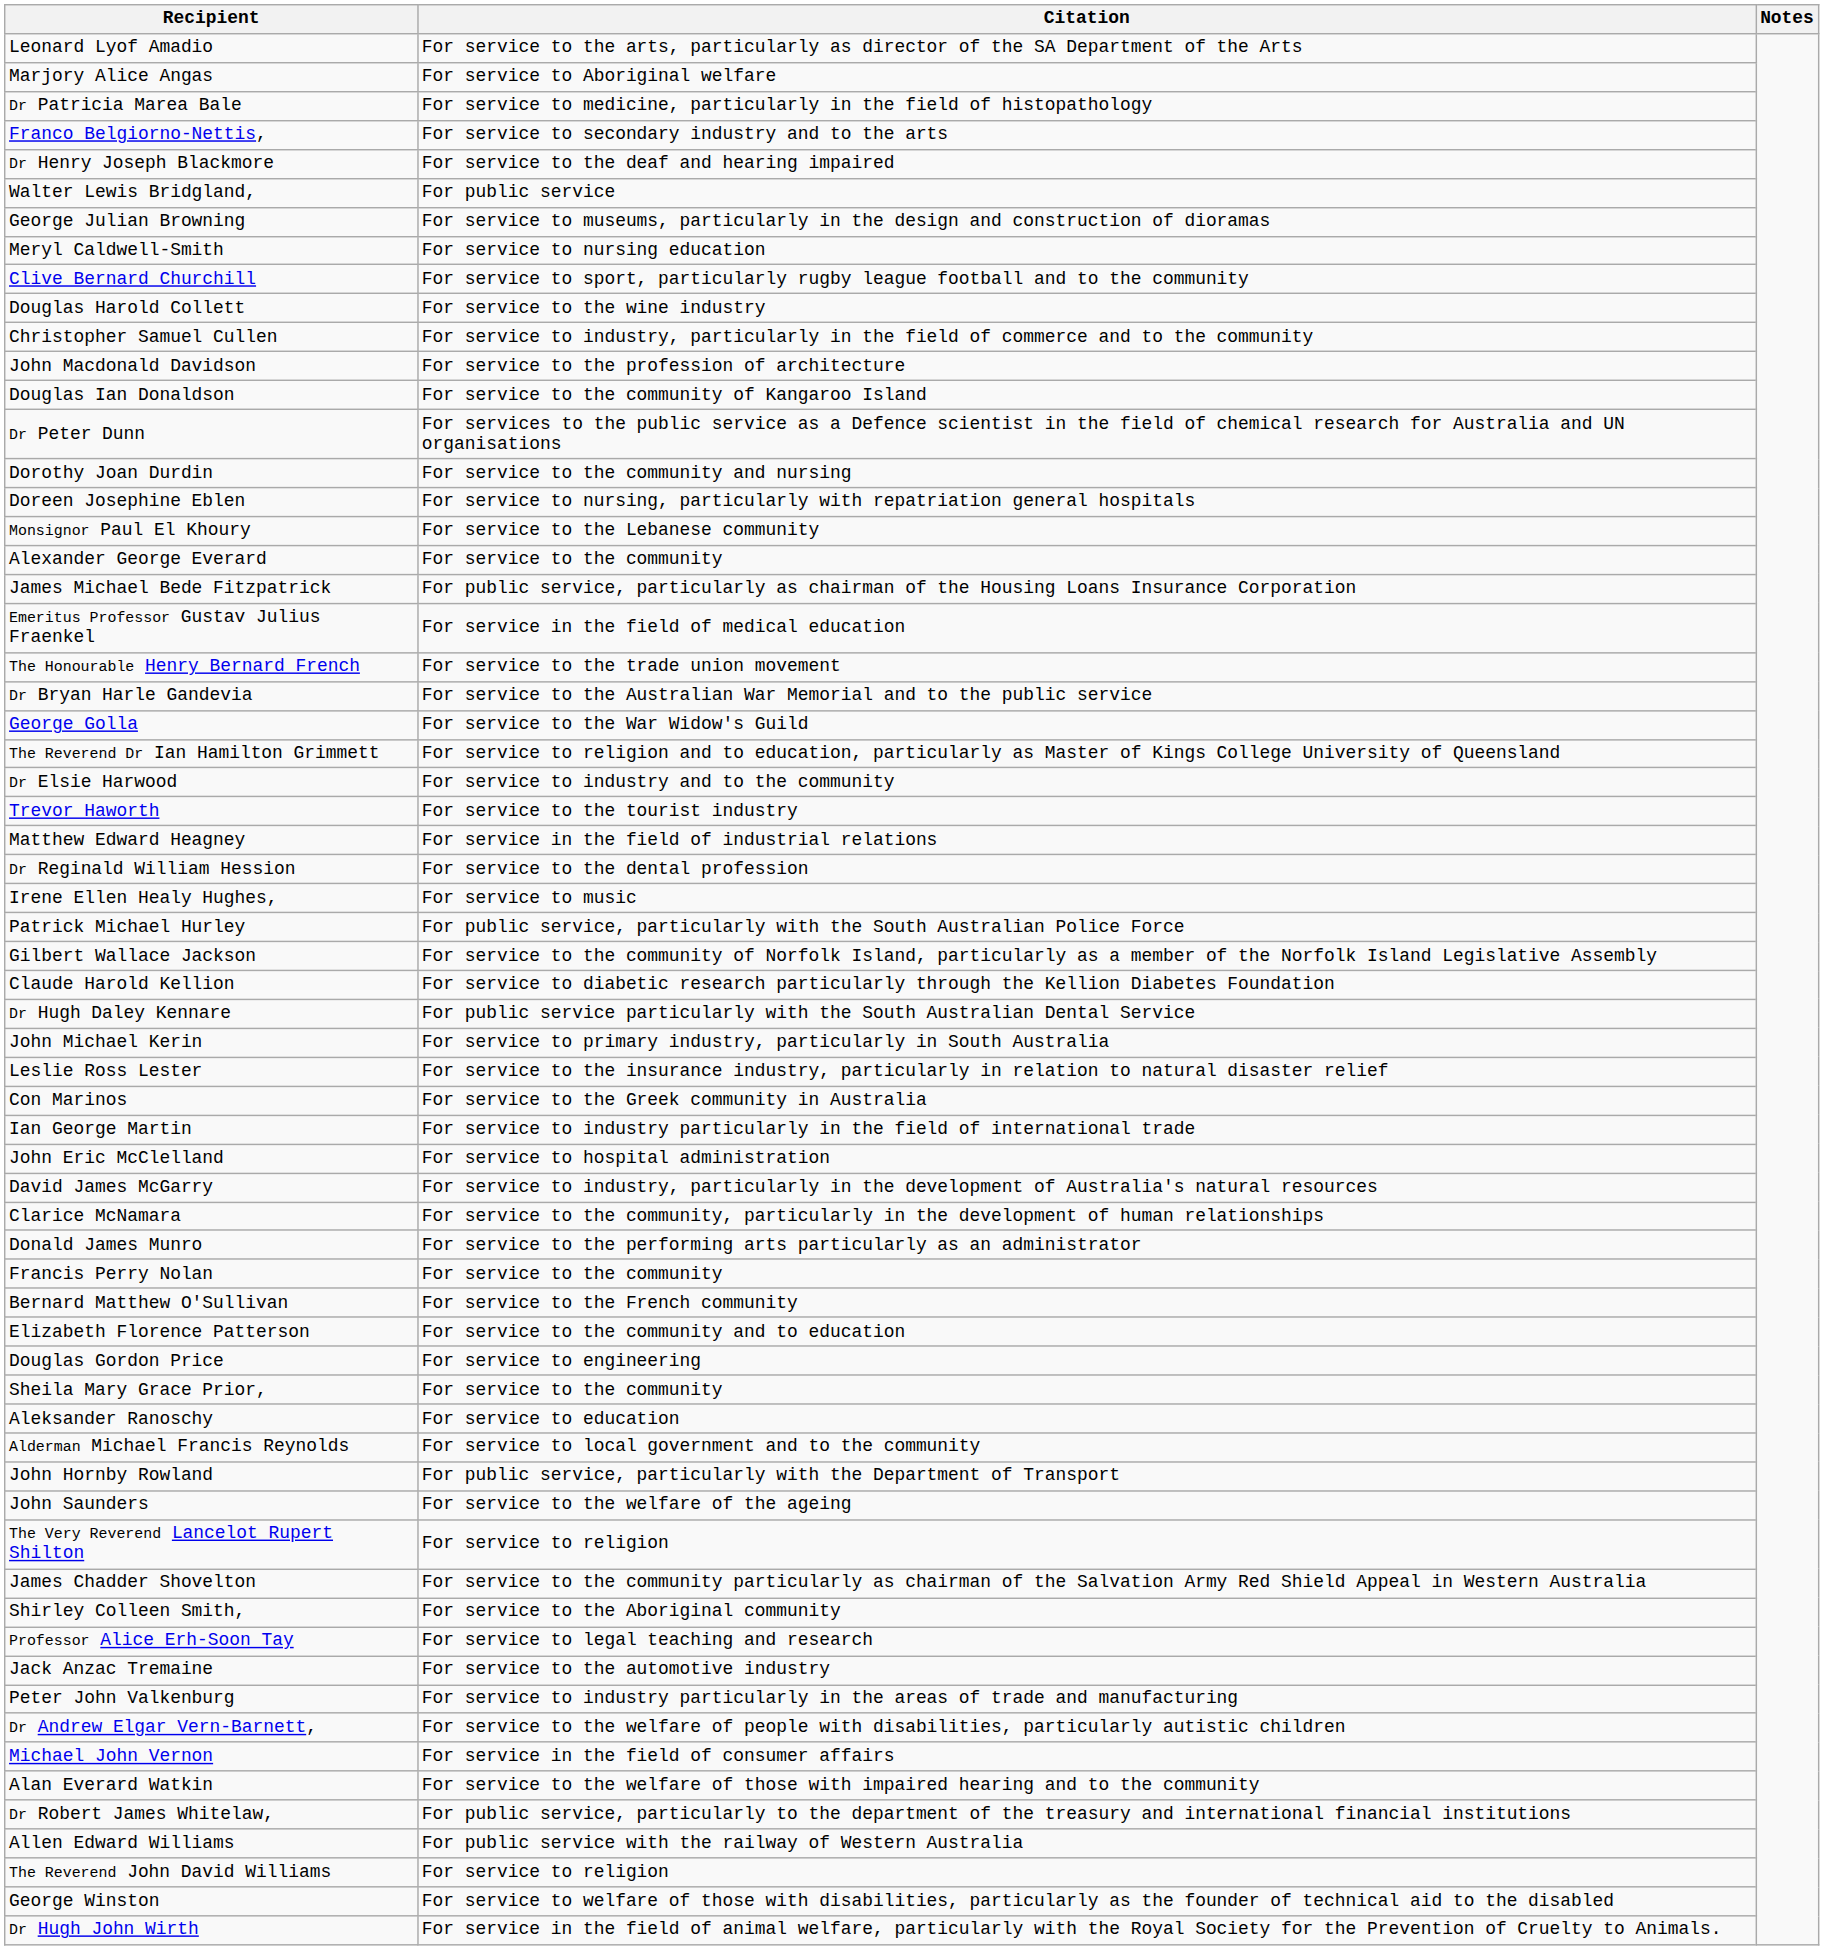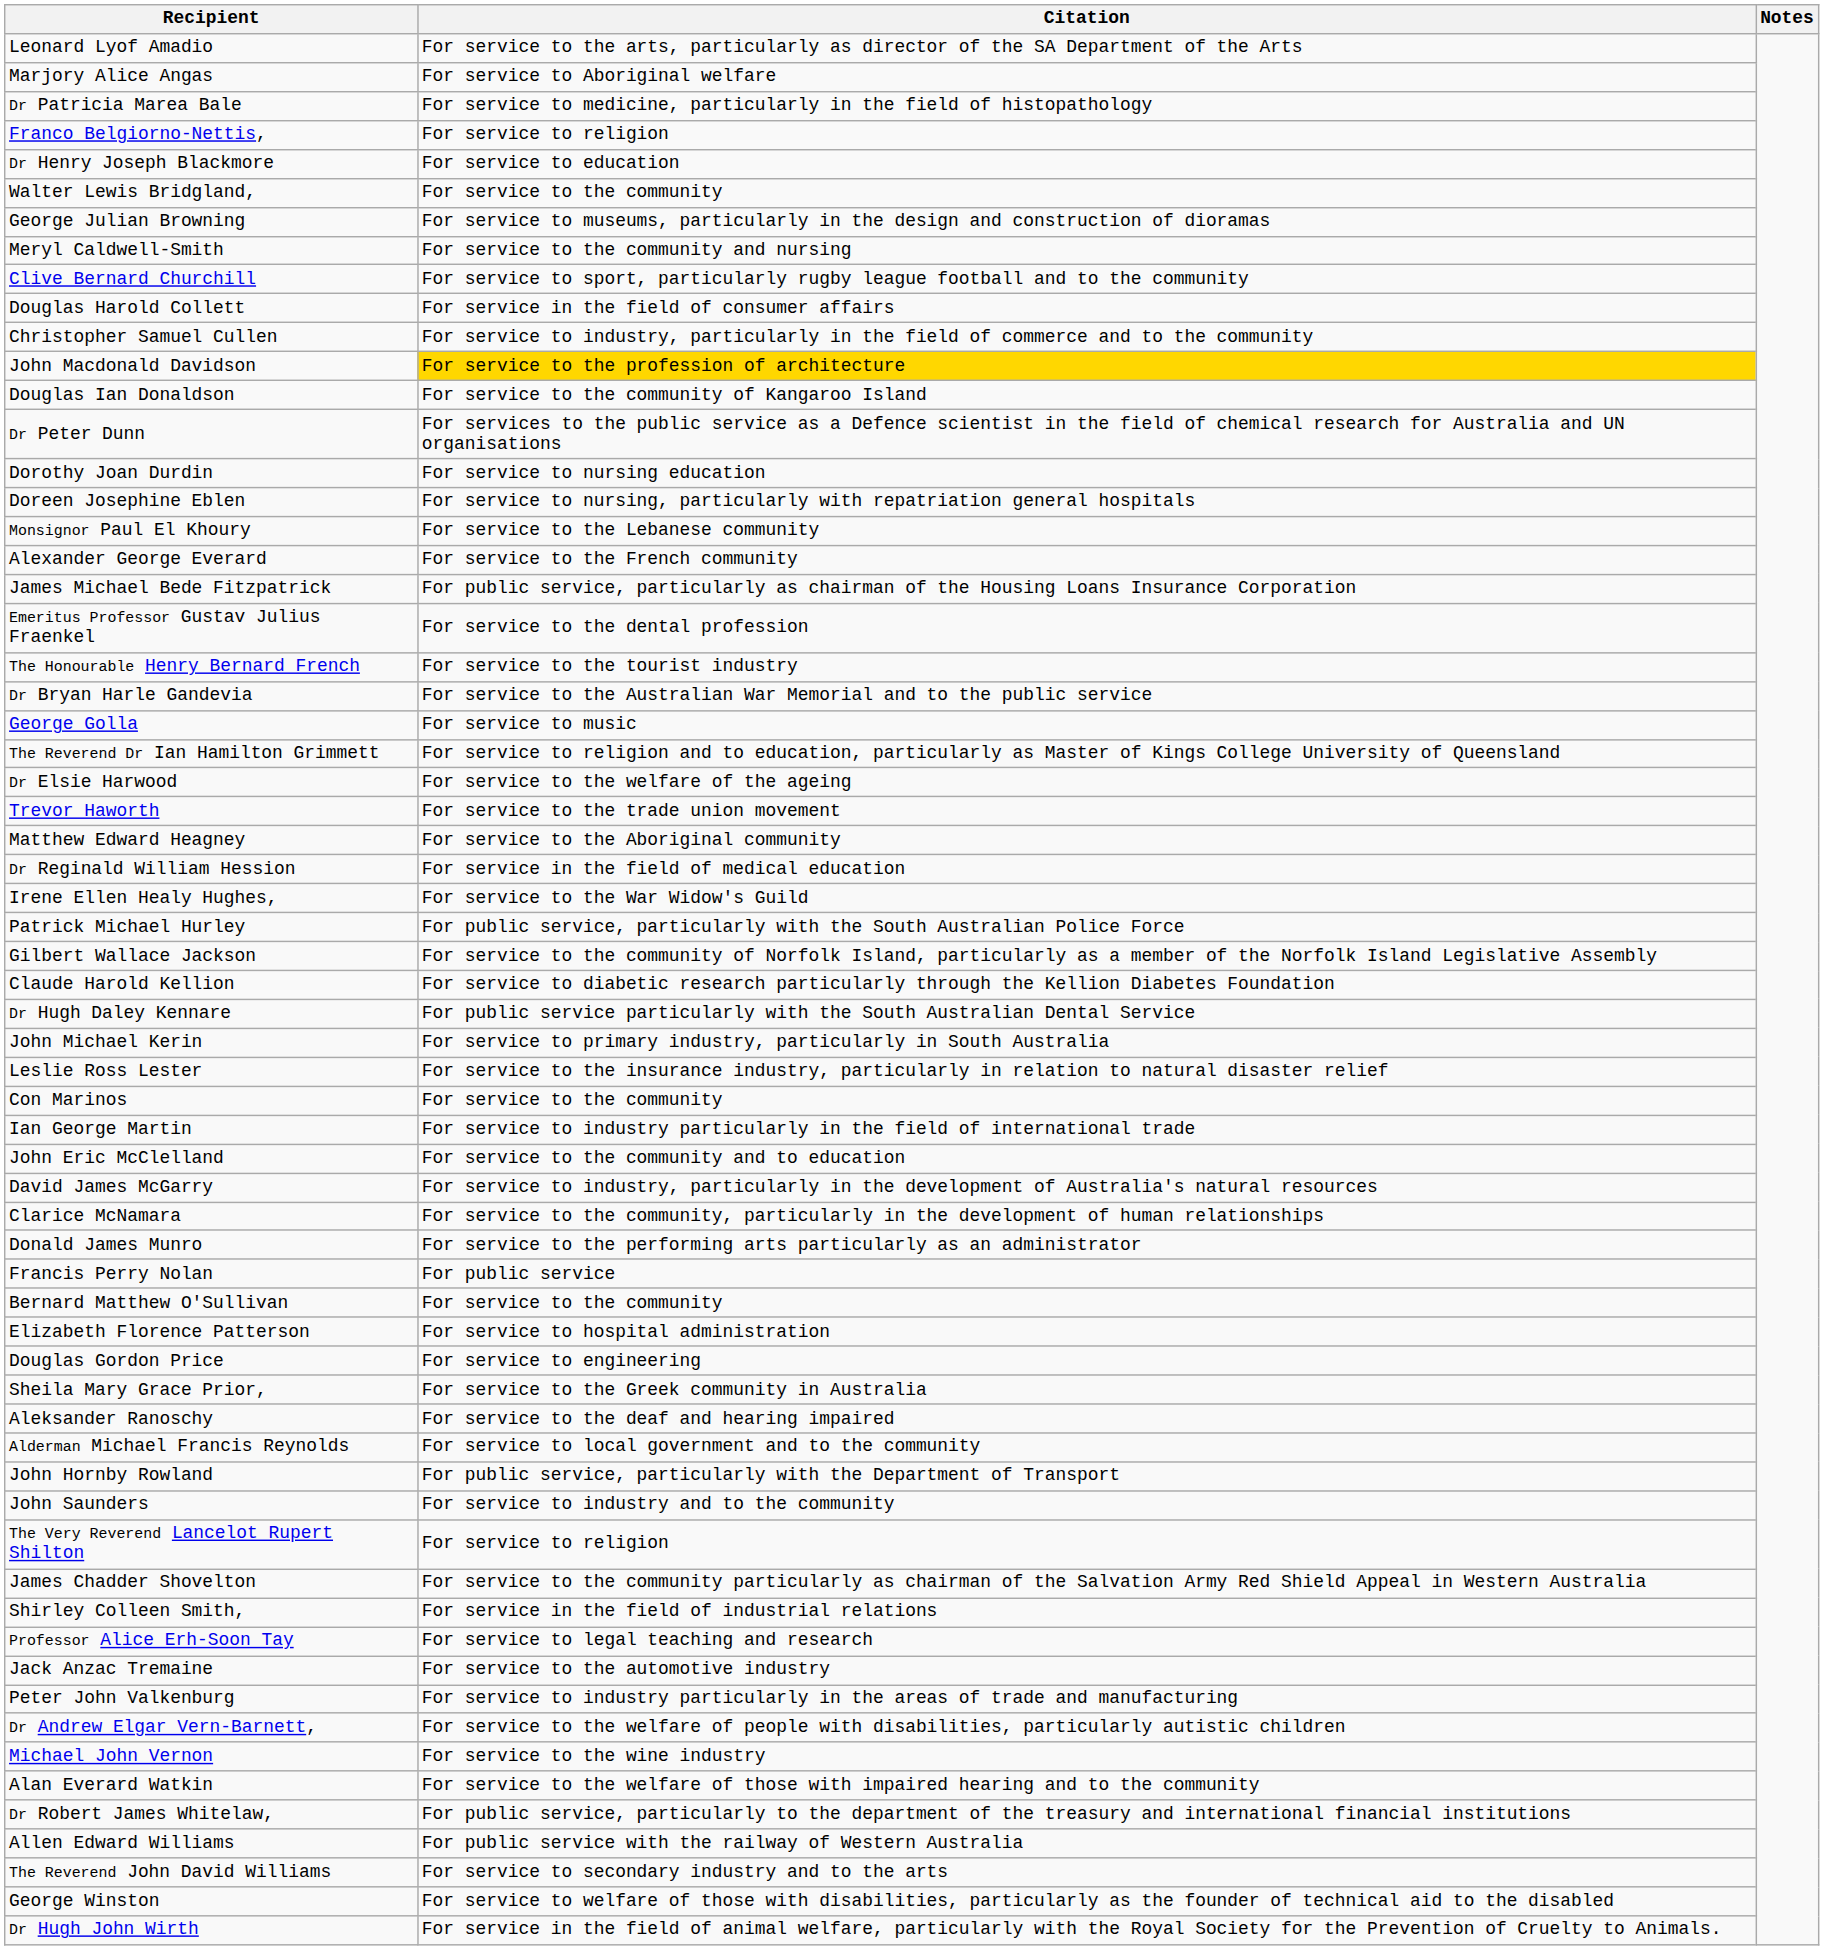(685, 135) For service to secondary industry and to the arts -> (545, 135) For service to religion
(658, 164) For service to the deaf and hearing impaired -> (551, 164) For service to education
(518, 193) For public service -> (572, 193) For service to the community
(594, 251) For service to nursing education -> (637, 251) For service to the community and nursing
(594, 309) For service to the wine industry -> (658, 309) For service in the field of consumer affairs
(663, 366) no background -> (663, 366) gold background
(637, 473) For service to the community and nursing -> (594, 473) For service to nursing education
(572, 560) For service to the community -> (610, 560) For service to the French community
(663, 628) For service in the field of medical education -> (615, 628) For service to the dental profession
(631, 667) For service to the trade union movement -> (610, 667) For service to the tourist industry
(615, 725) For service to the War Widow's Guild -> (529, 725) For service to music
(658, 783) For service to industry and to the community -> (637, 783) For service to the welfare of the ageing
(610, 812) For service to the tourist industry -> (631, 812) For service to the trade union movement
(680, 841) For service in the field of industrial relations -> (631, 841) For service to the Aboriginal community
(615, 870) For service to the dental profession -> (663, 870) For service in the field of medical education
(529, 898) For service to music -> (615, 898) For service to the War Widow's Guild
(674, 1101) For service to the Greek community in Australia -> (572, 1101) For service to the community
(626, 1159) For service to hospital administration -> (663, 1159) For service to the community and to education
(572, 1274) For service to the community -> (518, 1274) For public service
(610, 1303) For service to the French community -> (572, 1303) For service to the community
(663, 1332) For service to the community and to education -> (626, 1332) For service to hospital administration
(572, 1390) For service to the community -> (674, 1390) For service to the Greek community in Australia
(551, 1419) For service to education -> (658, 1419) For service to the deaf and hearing impaired
(637, 1506) For service to the welfare of the ageing -> (658, 1506) For service to industry and to the community
(631, 1613) For service to the Aboriginal community -> (680, 1613) For service in the field of industrial relations
(658, 1757) For service in the field of consumer affairs -> (594, 1757) For service to the wine industry
(545, 1873) For service to religion -> (685, 1873) For service to secondary industry and to the arts
